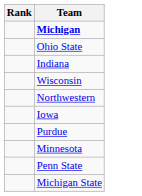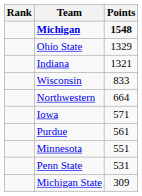+ column: (121, 13)
